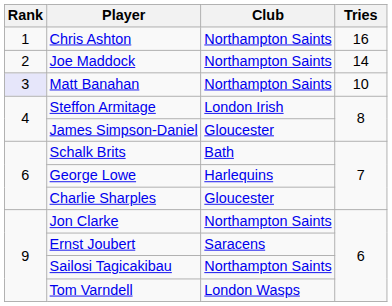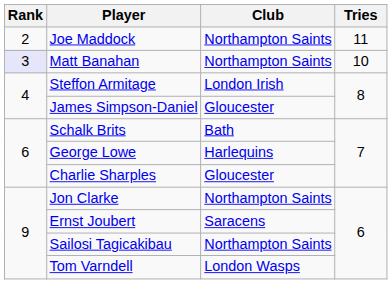- row: (90, 38)
(361, 61) 14 -> (361, 38) 11
